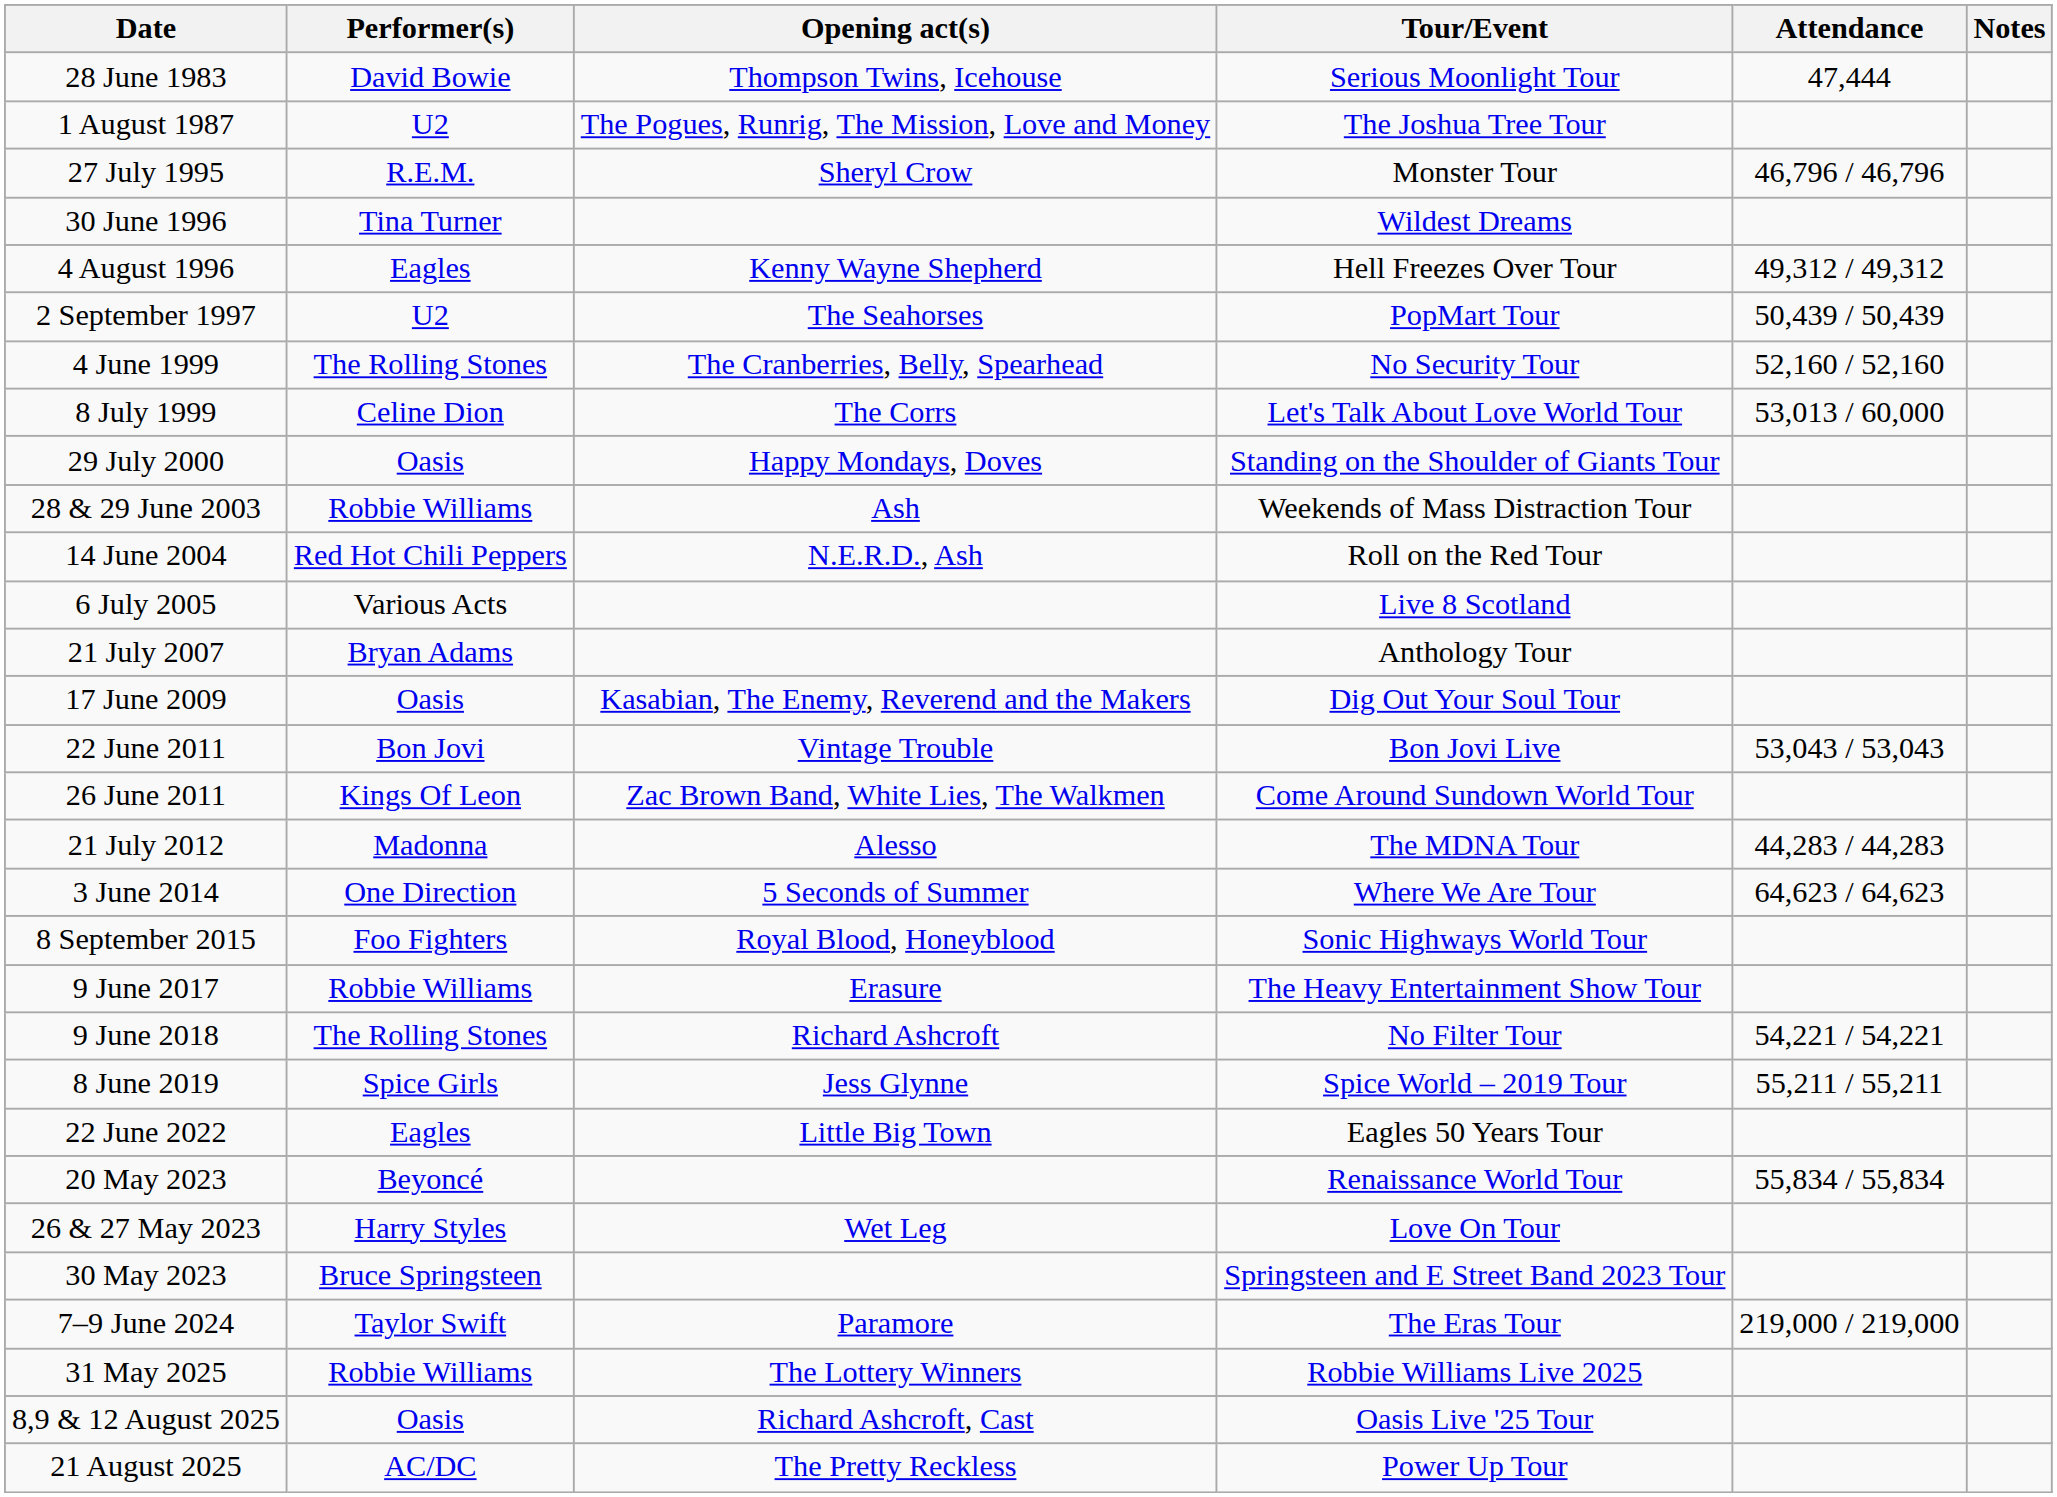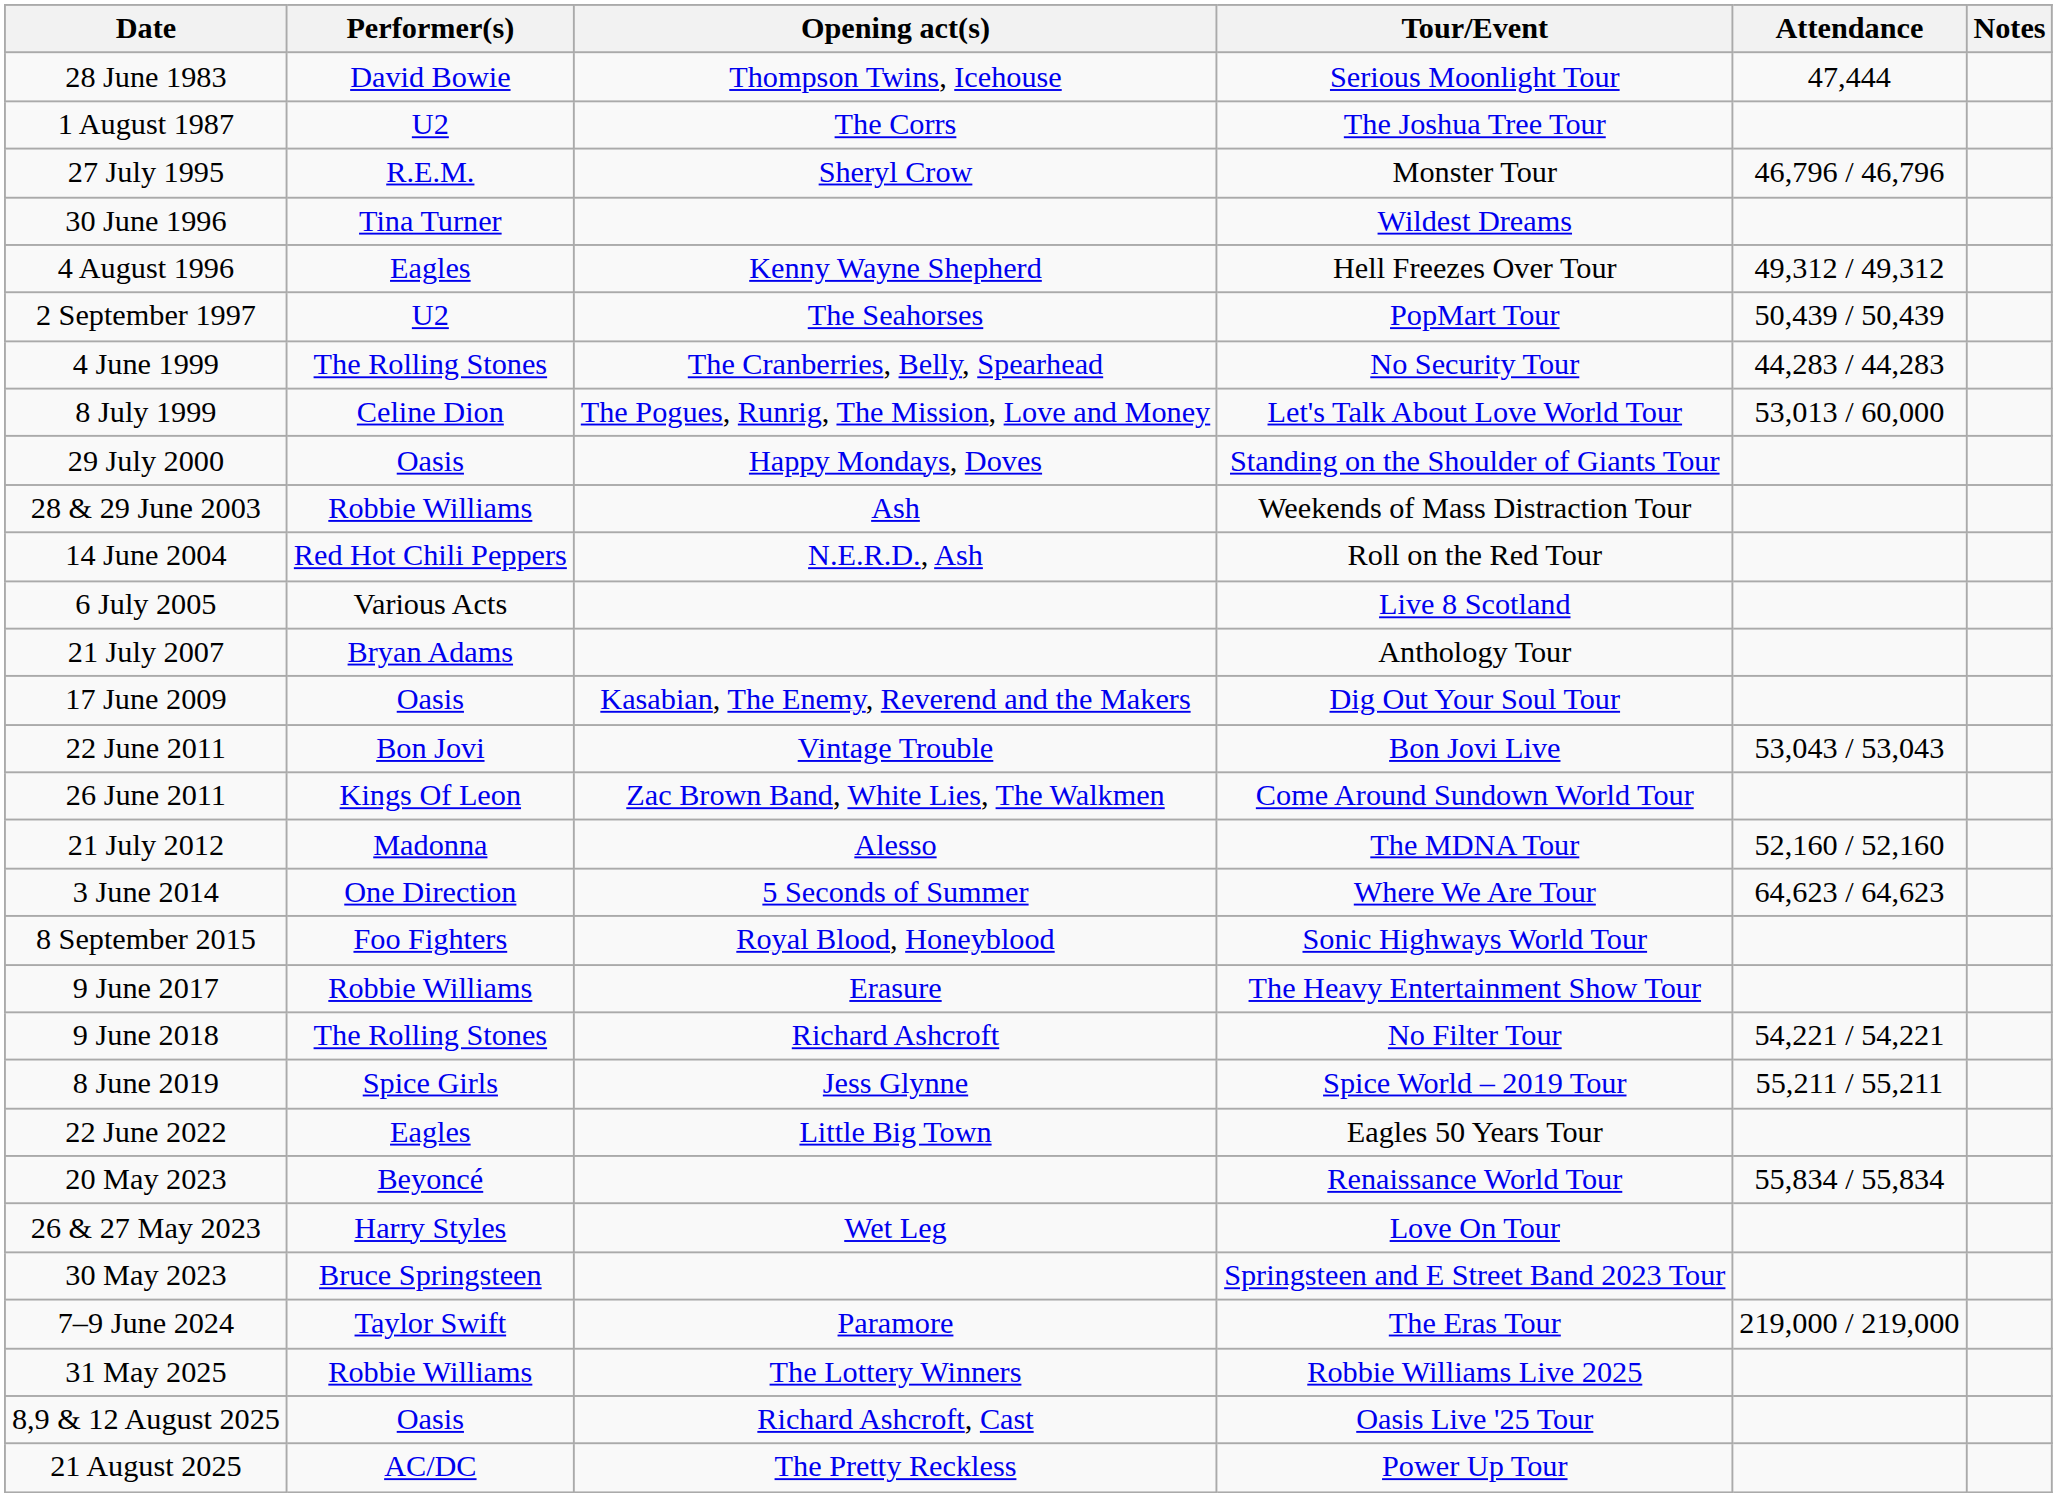(896, 124) The Pogues, Runrig, The Mission, Love and Money -> (895, 124) The Corrs
(1849, 364) 52,160 / 52,160 -> (1849, 364) 44,283 / 44,283
(895, 412) The Corrs -> (896, 412) The Pogues, Runrig, The Mission, Love and Money
(1849, 843) 44,283 / 44,283 -> (1849, 843) 52,160 / 52,160
